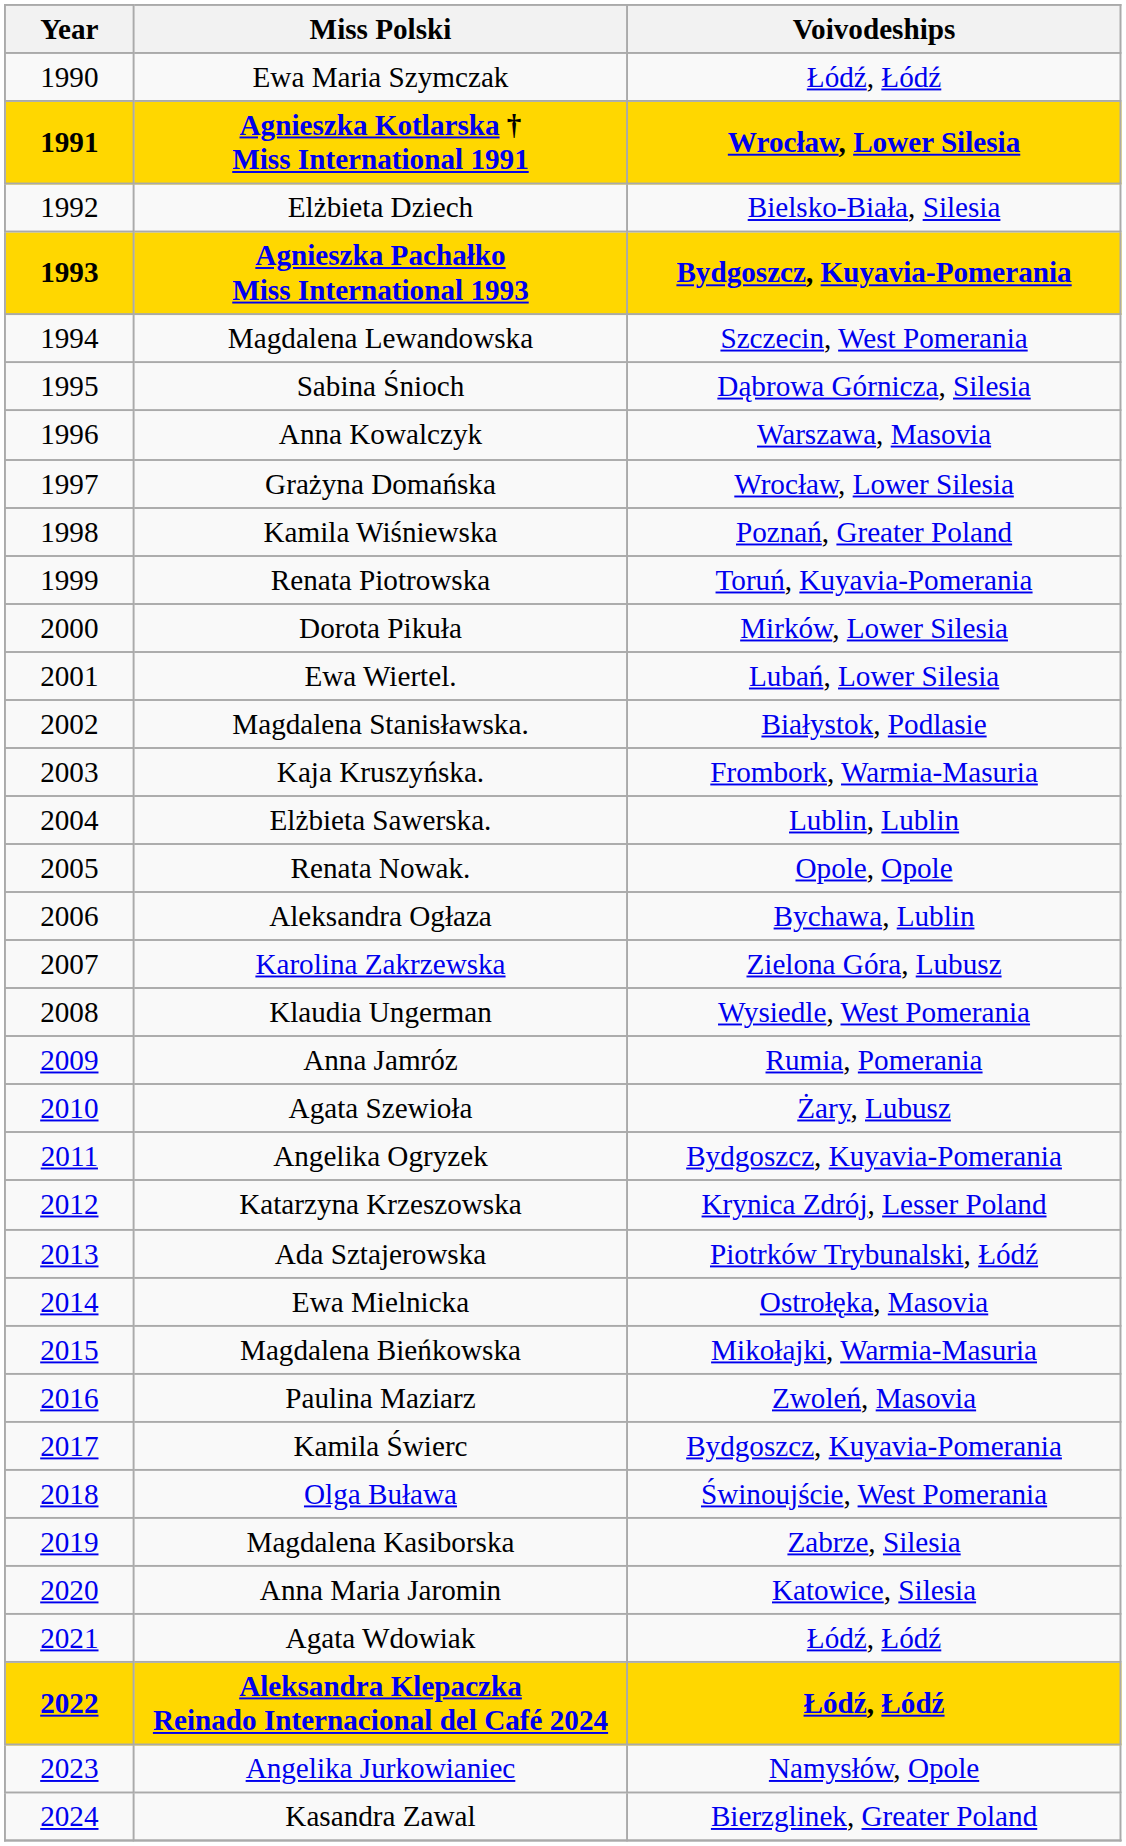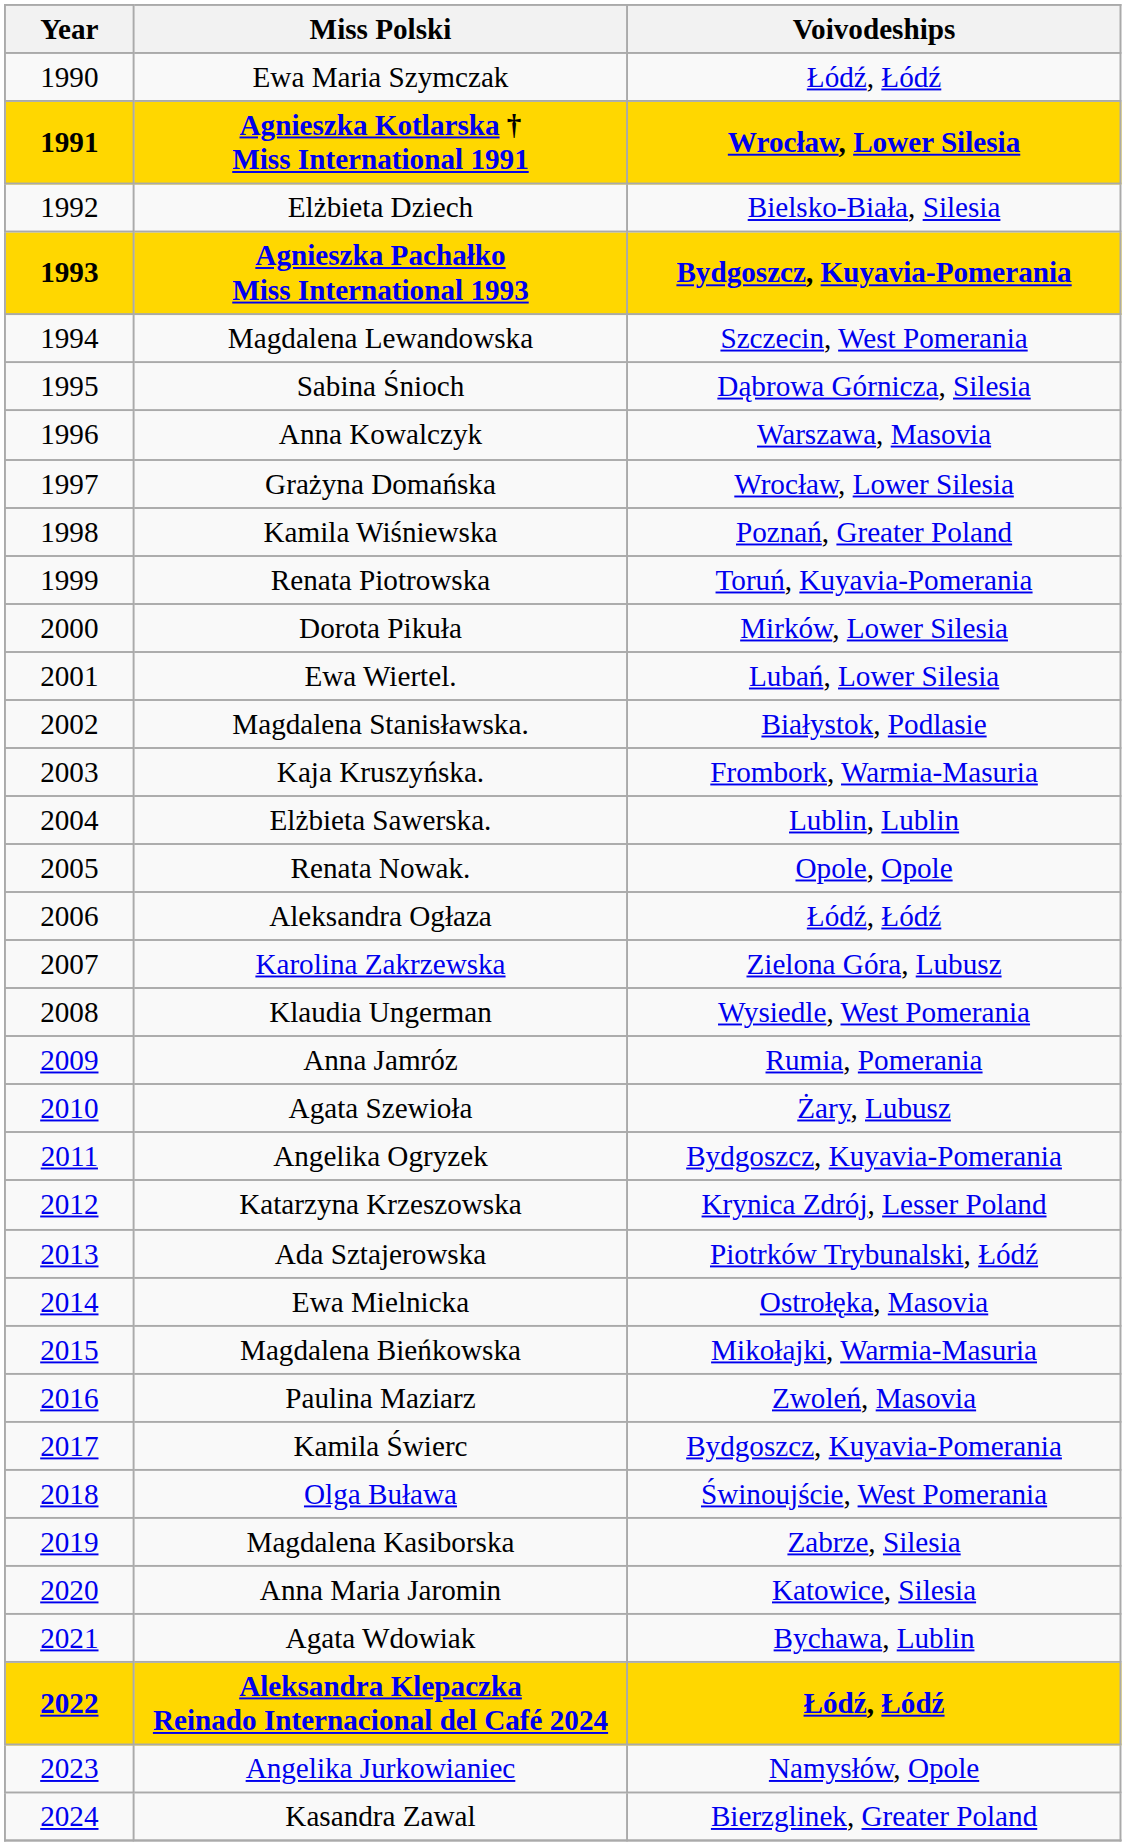(874, 915) Bychawa, Lublin -> (874, 915) Łódź, Łódź
(874, 1637) Łódź, Łódź -> (874, 1637) Bychawa, Lublin
